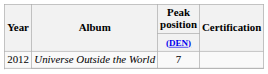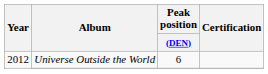(179, 59) 7 -> (179, 59) 6
